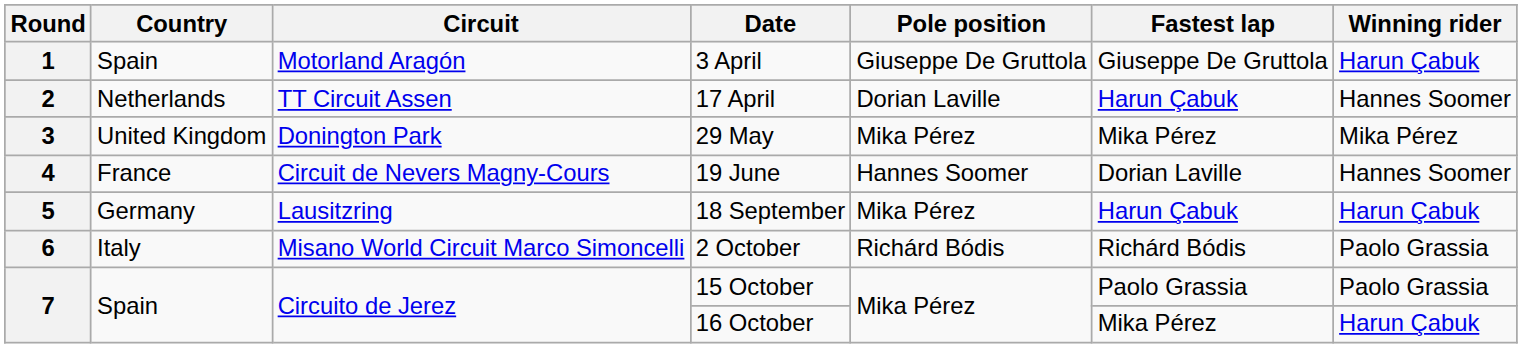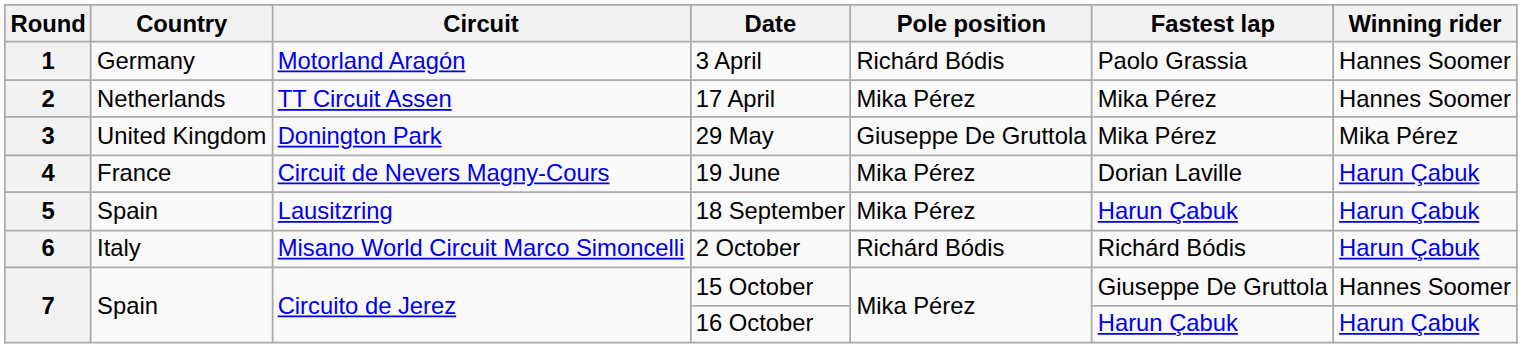(128, 61) Spain -> (146, 61) Germany
(971, 61) Giuseppe De Gruttola -> (930, 61) Richárd Bódis
(1213, 61) Giuseppe De Gruttola -> (1172, 61) Paolo Grassia
(1409, 61) Harun Çabuk -> (1425, 61) Hannes Soomer
(928, 98) Dorian Laville -> (916, 98) Mika Pérez
(1168, 98) Harun Çabuk -> (1157, 98) Mika Pérez
(916, 136) Mika Pérez -> (971, 136) Giuseppe De Gruttola
(942, 173) Hannes Soomer -> (916, 173) Mika Pérez
(1425, 173) Hannes Soomer -> (1409, 173) Harun Çabuk
(146, 211) Germany -> (128, 211) Spain
(1414, 248) Paolo Grassia -> (1409, 248) Harun Çabuk
(1172, 286) Paolo Grassia -> (1213, 286) Giuseppe De Gruttola
(1414, 286) Paolo Grassia -> (1425, 286) Hannes Soomer
(1157, 323) Mika Pérez -> (1168, 323) Harun Çabuk
